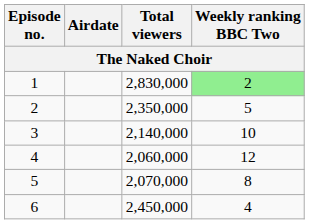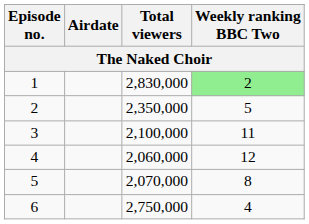(157, 132) 2,140,000 -> (157, 132) 2,100,000
(248, 132) 10 -> (248, 132) 11
(157, 206) 2,450,000 -> (157, 206) 2,750,000
